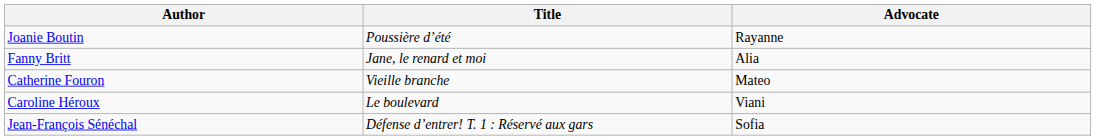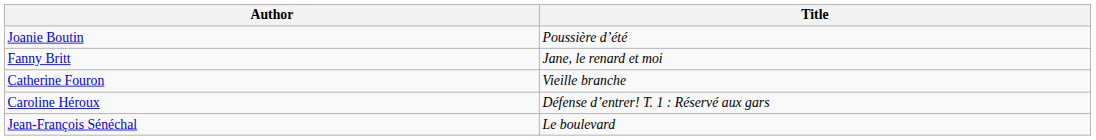- column: (911, 15)
(402, 102) Le boulevard -> (656, 102) Défense d’entrer! T. 1 : Réservé aux gars
(480, 124) Défense d’entrer! T. 1 : Réservé aux gars -> (579, 124) Le boulevard
